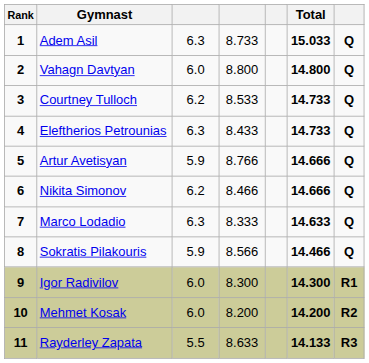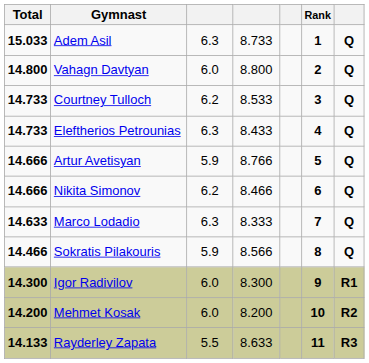columns swapped: (21, 15) <-> (311, 14)
